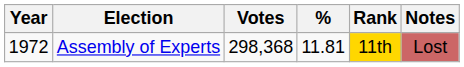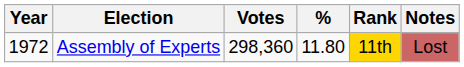(261, 47) 298,368 -> (261, 47) 298,360
(323, 47) 11.81 -> (323, 47) 11.80
